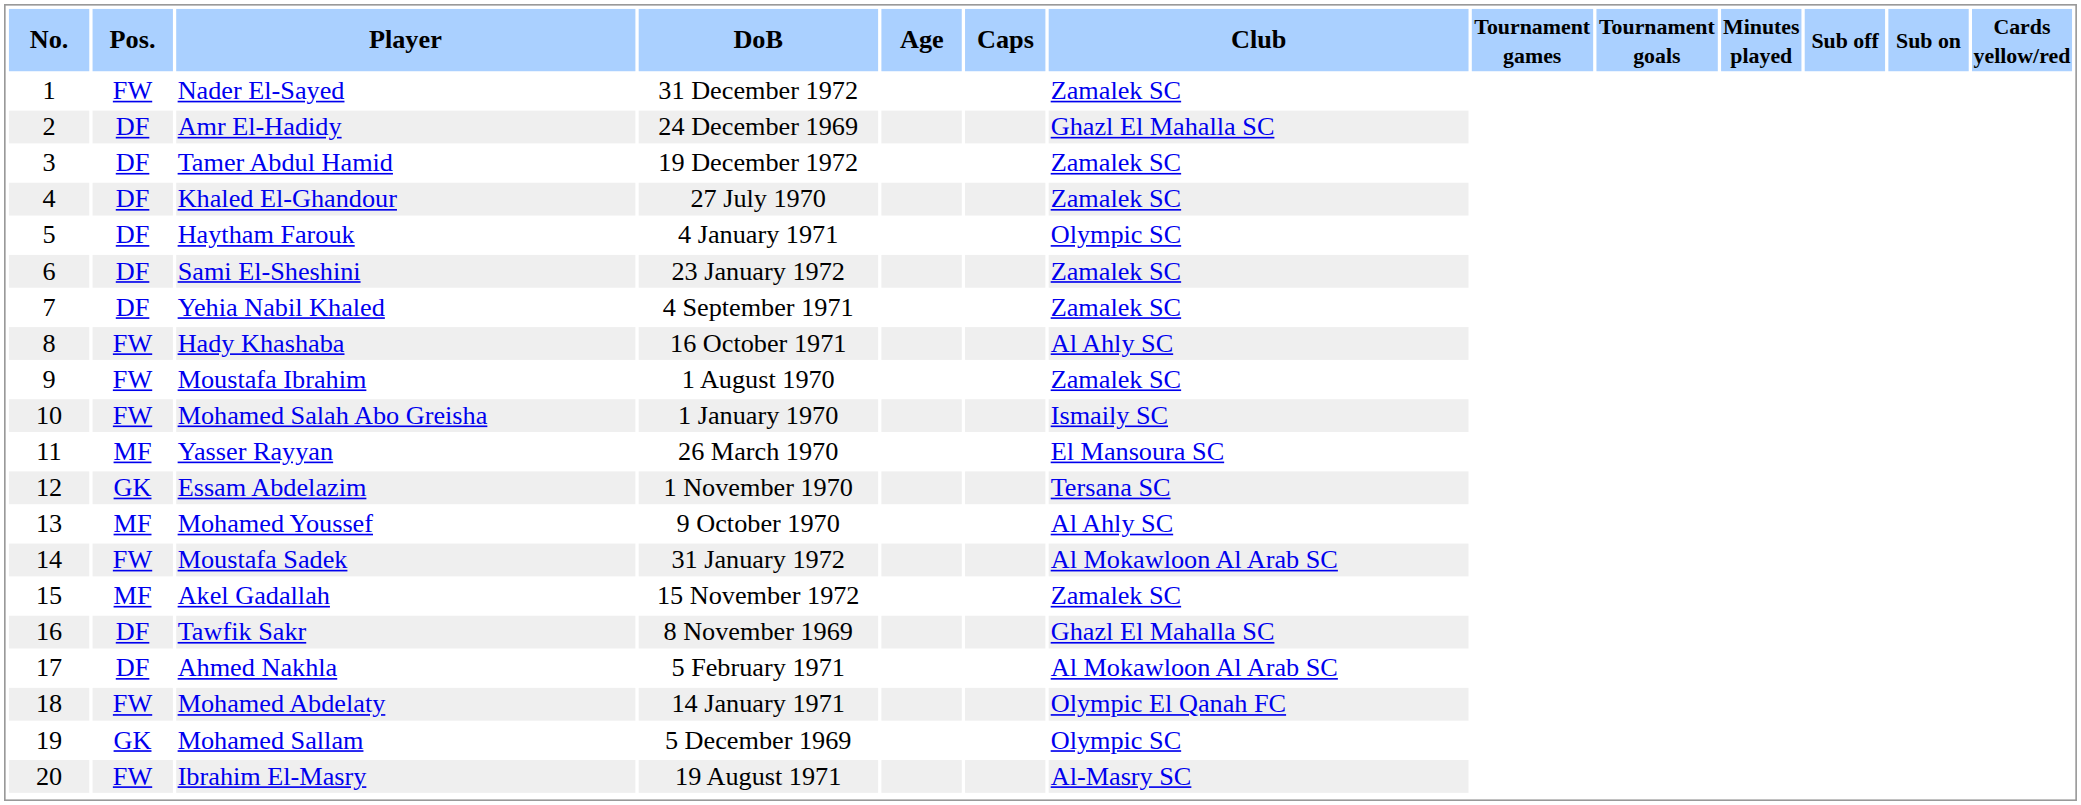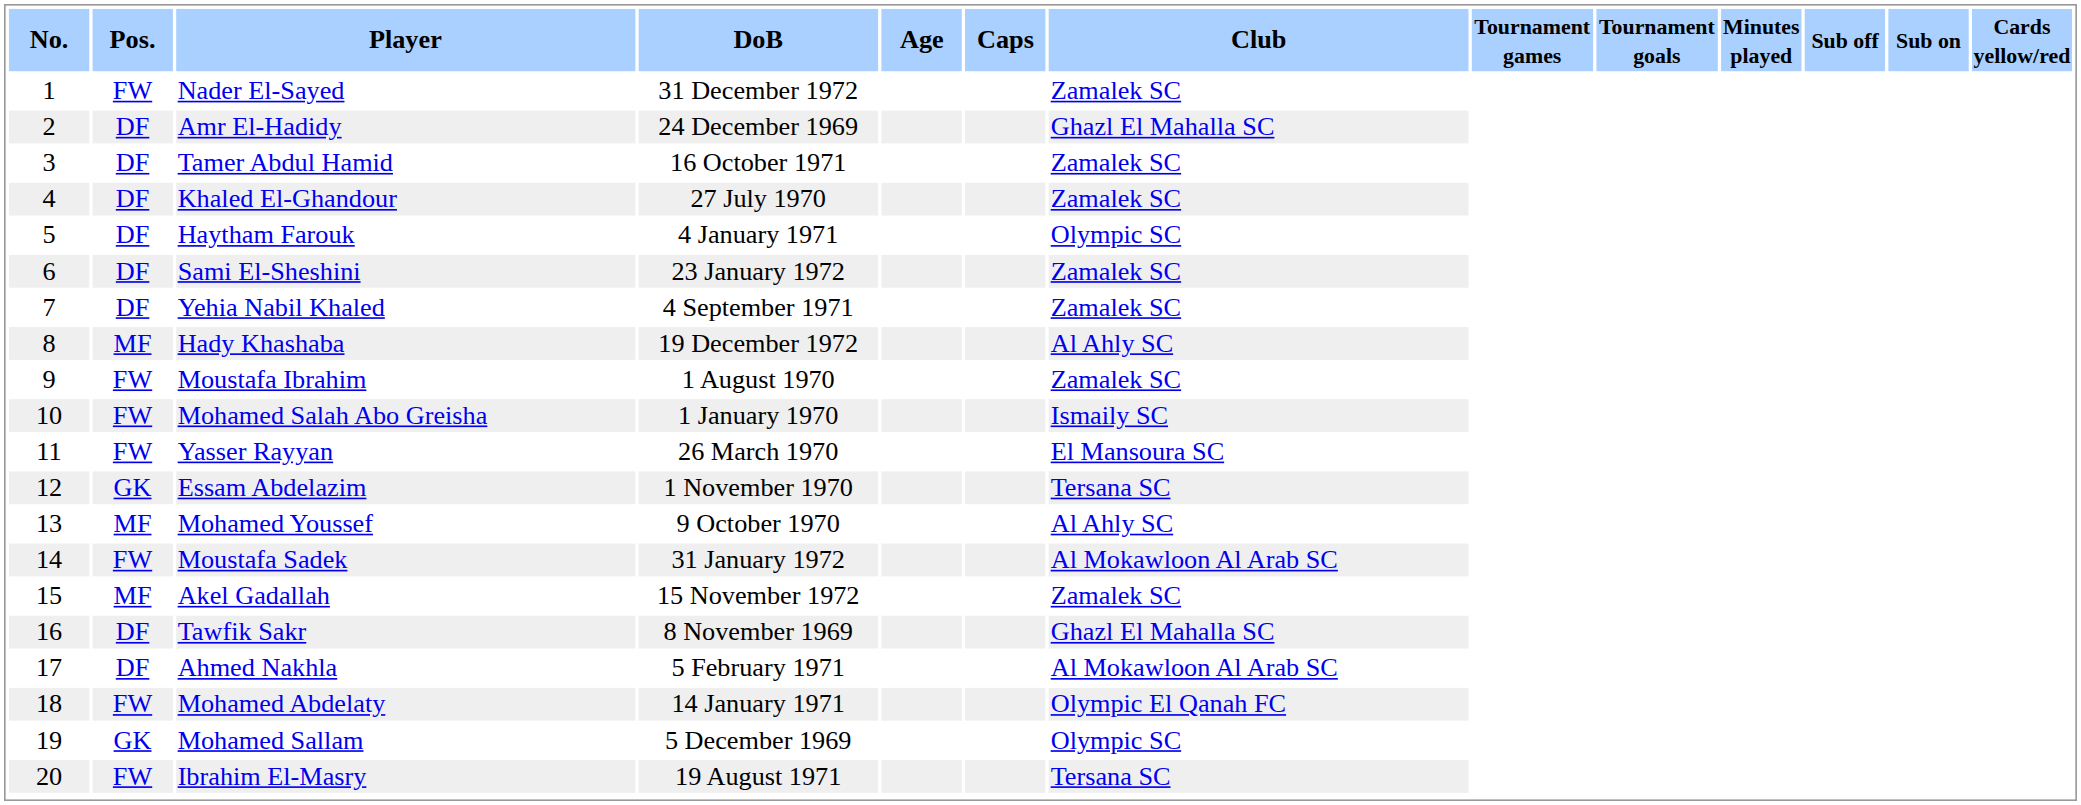(758, 162) 19 December 1972 -> (758, 162) 16 October 1971
(133, 343) FW -> (133, 343) MF
(758, 343) 16 October 1971 -> (758, 343) 19 December 1972
(133, 451) MF -> (133, 451) FW
(1121, 776) Al-Masry SC -> (1111, 776) Tersana SC
